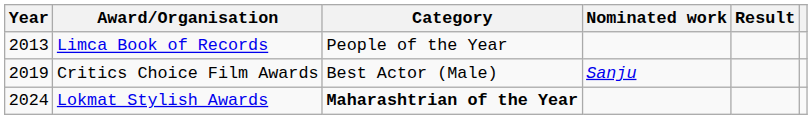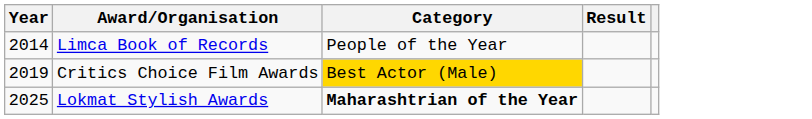- column: (657, 18)
(29, 46) 2013 -> (29, 46) 2014
(412, 73) no background -> (412, 73) gold background
(29, 100) 2024 -> (29, 100) 2025
